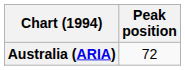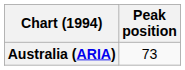(150, 53) 72 -> (150, 53) 73
